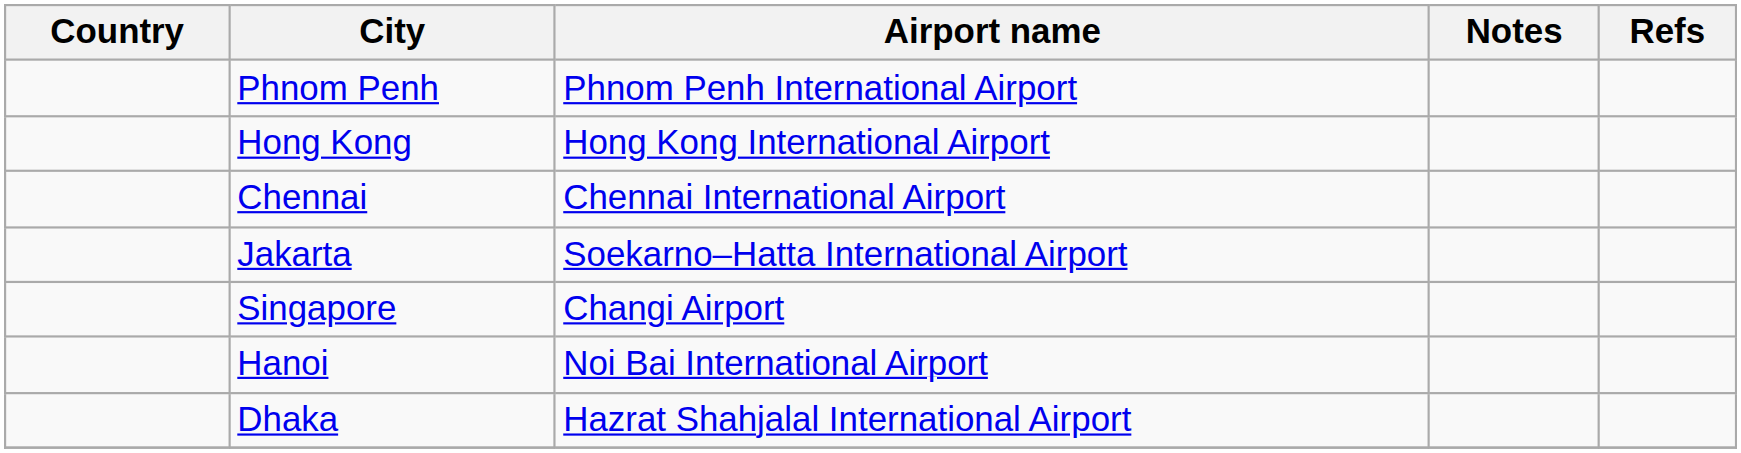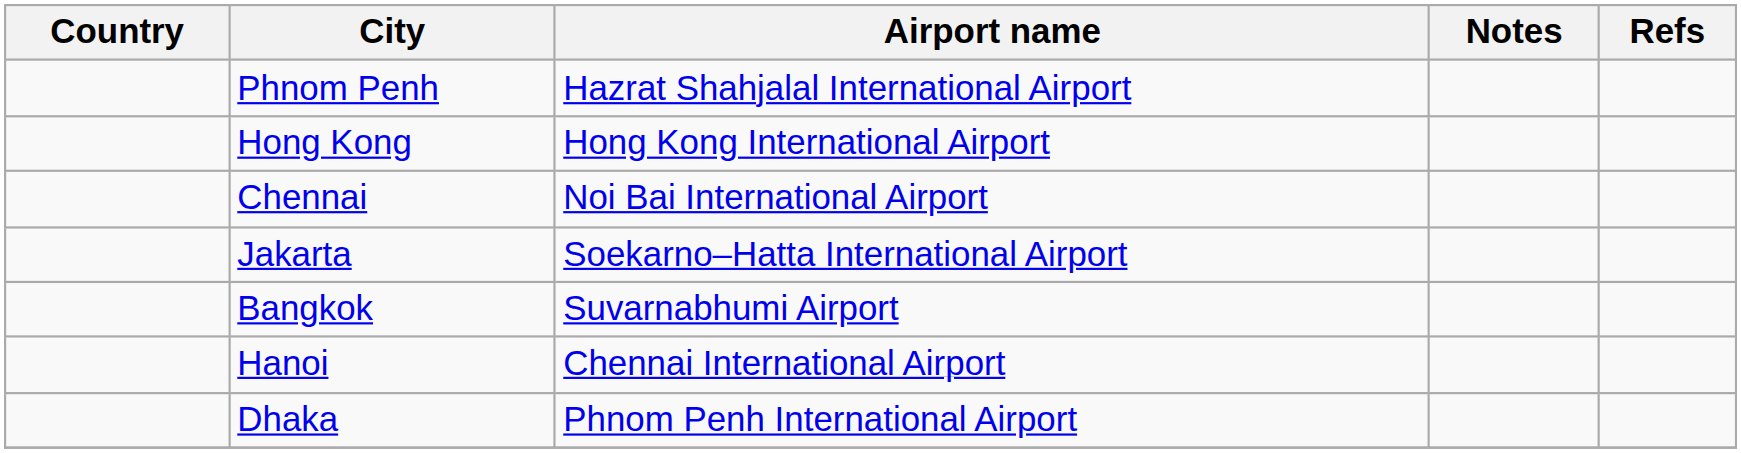(820, 87) Phnom Penh International Airport -> (847, 87) Hazrat Shahjalal International Airport
(784, 198) Chennai International Airport -> (776, 198) Noi Bai International Airport
- row: (317, 308)
+ row: (305, 308)
(776, 364) Noi Bai International Airport -> (784, 364) Chennai International Airport
(847, 419) Hazrat Shahjalal International Airport -> (820, 419) Phnom Penh International Airport
